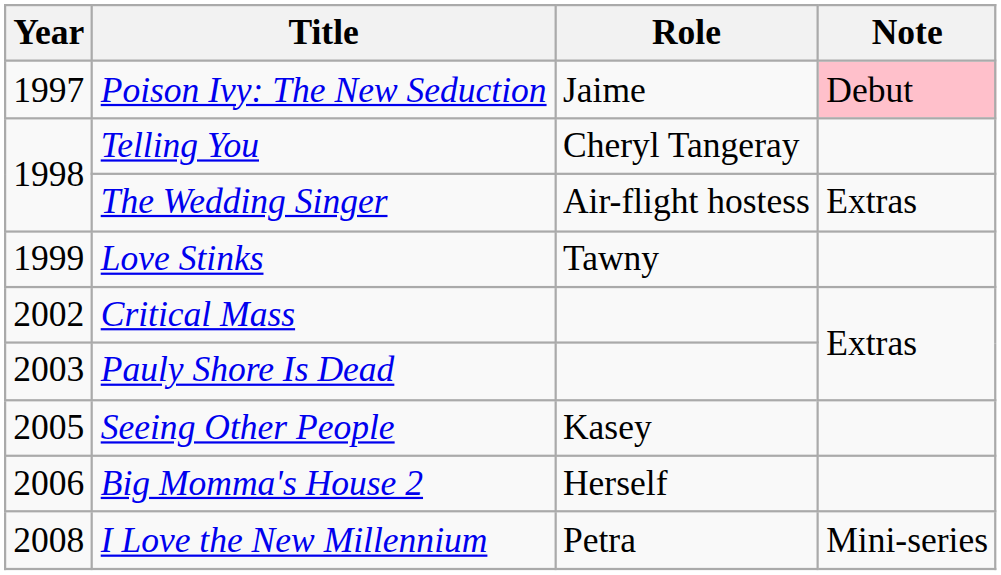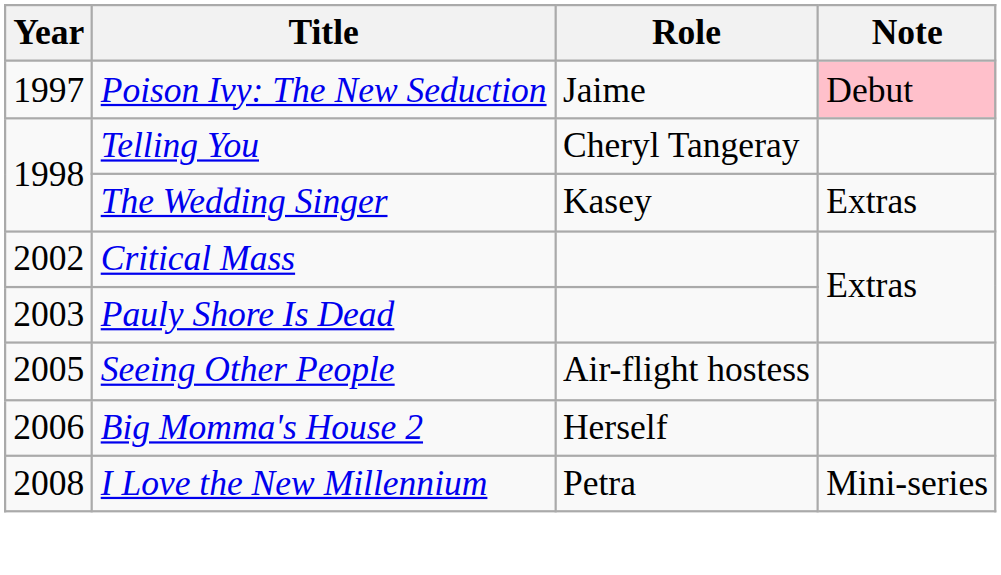(686, 201) Air-flight hostess -> (607, 201) Kasey
- row: (182, 257)
(607, 426) Kasey -> (686, 370) Air-flight hostess
